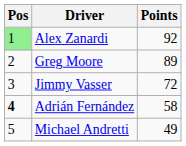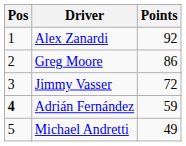(11, 38) lightgreen background -> (11, 38) no background
(171, 61) 89 -> (171, 61) 86
(171, 107) 58 -> (171, 107) 59
